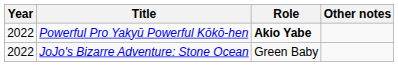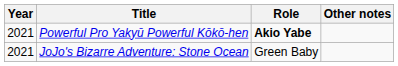(20, 33) 2022 -> (20, 33) 2021
(20, 52) 2022 -> (20, 52) 2021
